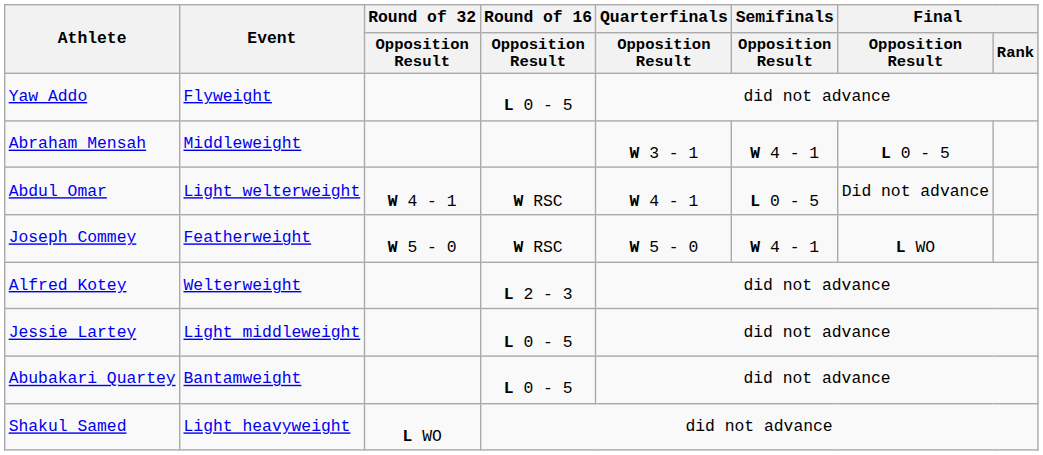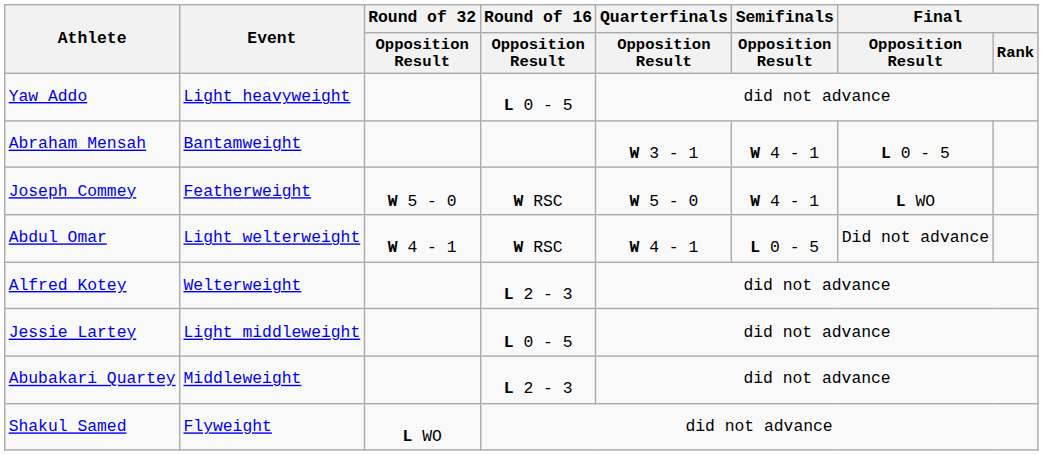(228, 97) Flyweight -> (267, 97) Light heavyweight
(242, 144) Middleweight -> (242, 144) Bantamweight
rows swapped: (72, 238) <-> (58, 191)
(242, 379) Bantamweight -> (242, 379) Middleweight
(538, 389) L 0 - 5 -> (538, 389) L 2 - 3
(267, 427) Light heavyweight -> (228, 427) Flyweight
